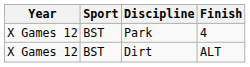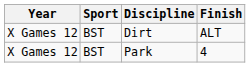rows swapped: (138, 33) <-> (138, 52)
